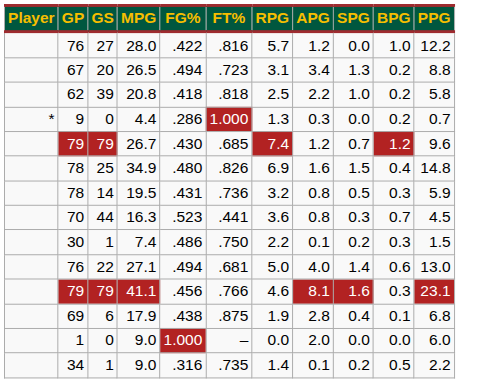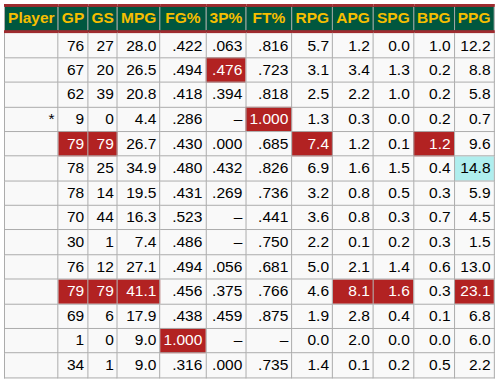+ column: (226, 18)
(359, 143) 0.7 -> (399, 143) 0.1
(435, 168) no background -> (475, 168) paleturquoise background
(105, 266) 22 -> (105, 266) 12
(319, 266) 4.0 -> (359, 266) 2.1
